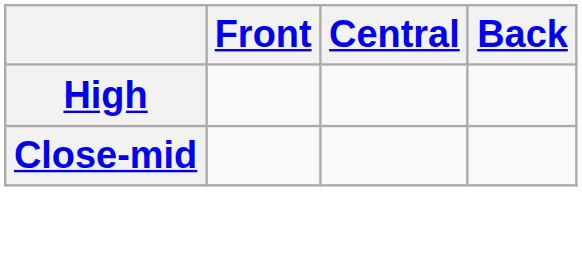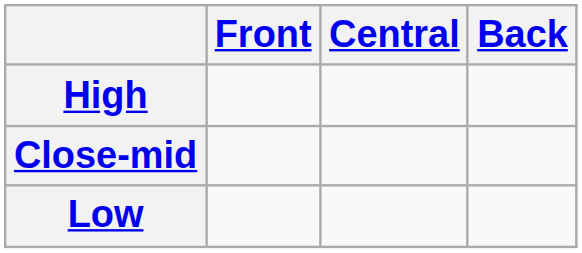+ row: (106, 214)
